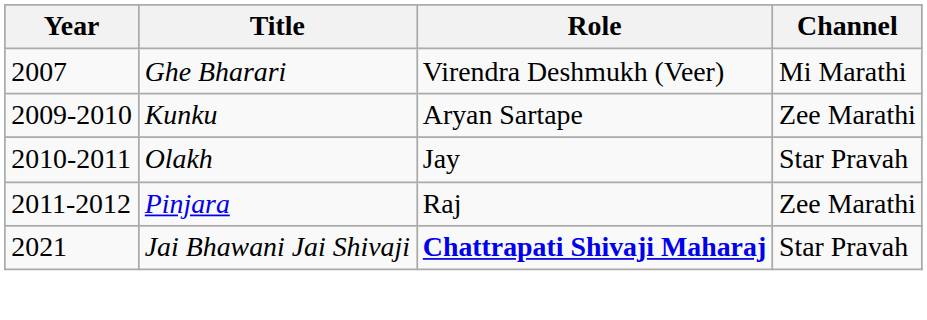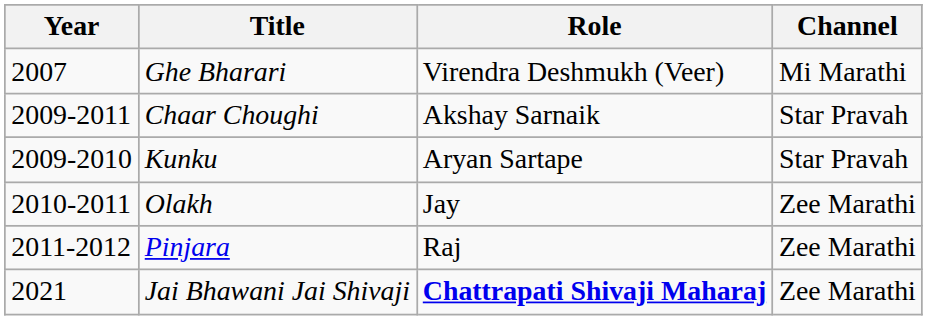+ row: (232, 114)
(847, 114) Zee Marathi -> (844, 159) Star Pravah
(844, 159) Star Pravah -> (847, 203) Zee Marathi
(844, 247) Star Pravah -> (847, 291) Zee Marathi
